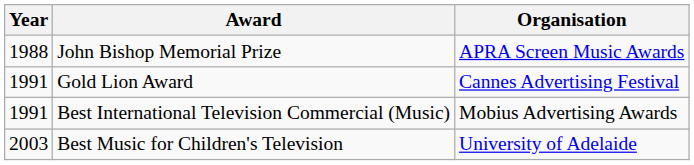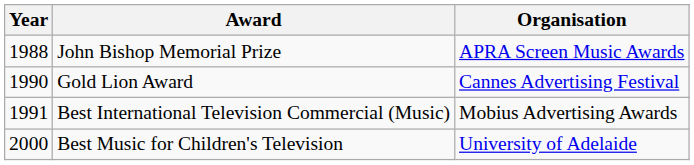(29, 81) 1991 -> (29, 81) 1990
(29, 143) 2003 -> (29, 143) 2000
